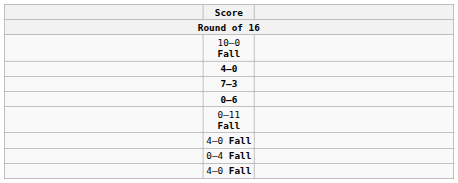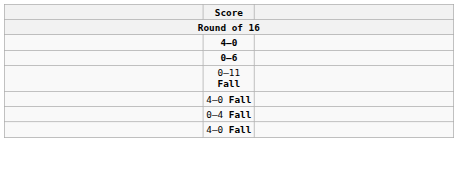- row: (104, 48)
- row: (104, 84)
